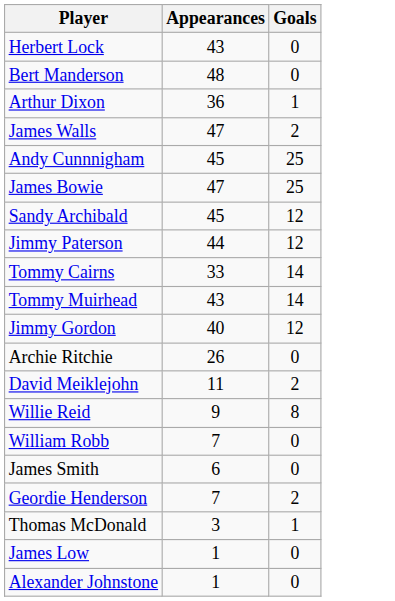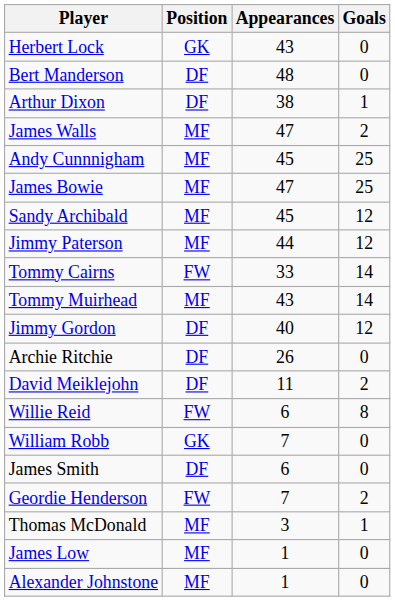+ column: (197, 18)
(216, 103) 36 -> (285, 103) 38
(216, 412) 9 -> (285, 412) 6
